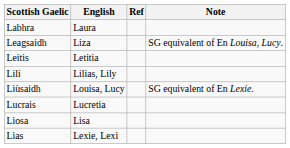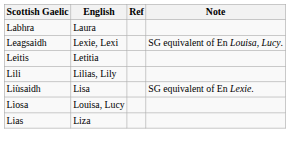(82, 43) Liza -> (96, 43) Lexie, Lexi
(99, 89) Louisa, Lucy -> (82, 89) Lisa
- row: (21, 105)
(82, 120) Lisa -> (99, 105) Louisa, Lucy
(96, 136) Lexie, Lexi -> (82, 120) Liza
